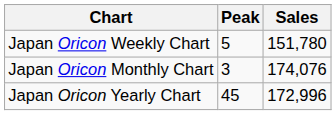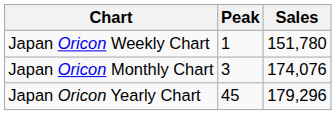(226, 43) 5 -> (226, 43) 1
(297, 95) 172,996 -> (297, 95) 179,296
